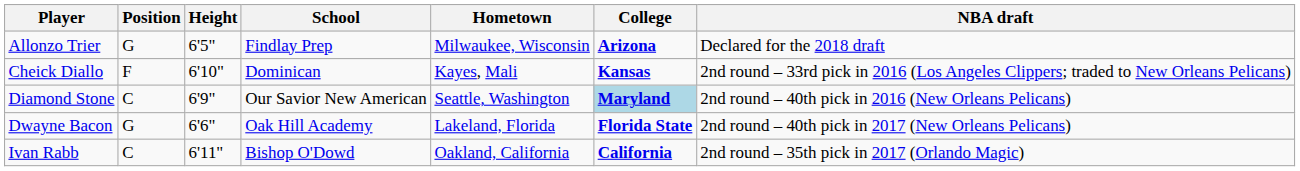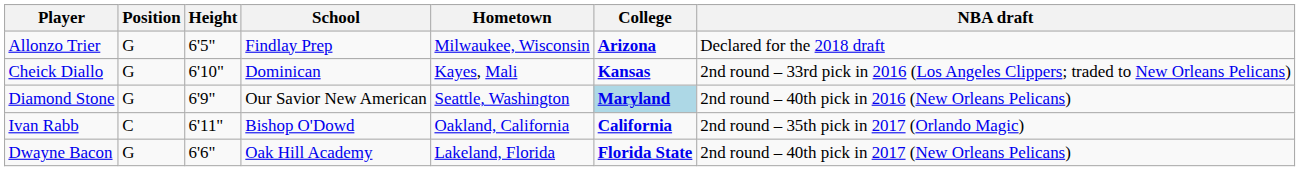(127, 71) F -> (128, 71) G
(128, 98) C -> (128, 98) G
rows swapped: (44, 152) <-> (60, 125)
